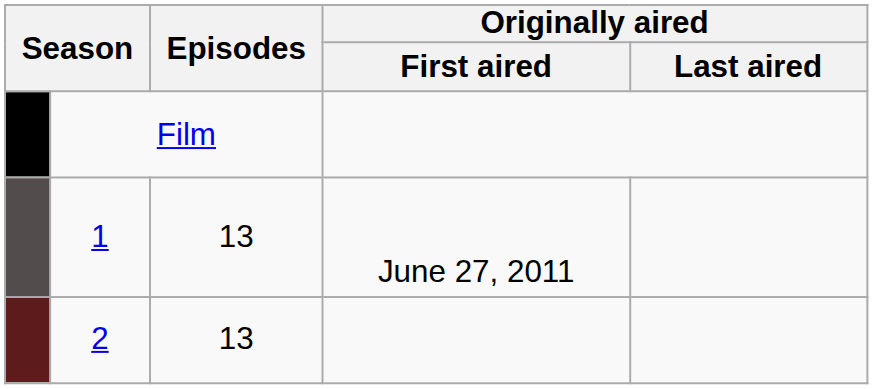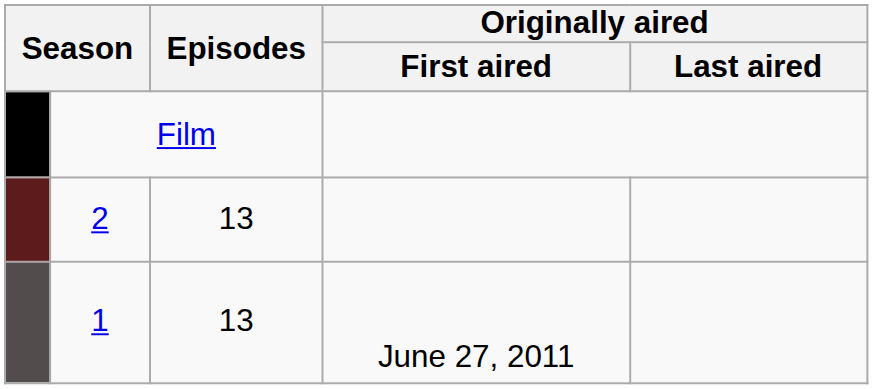rows swapped: (100, 236) <-> (100, 339)
